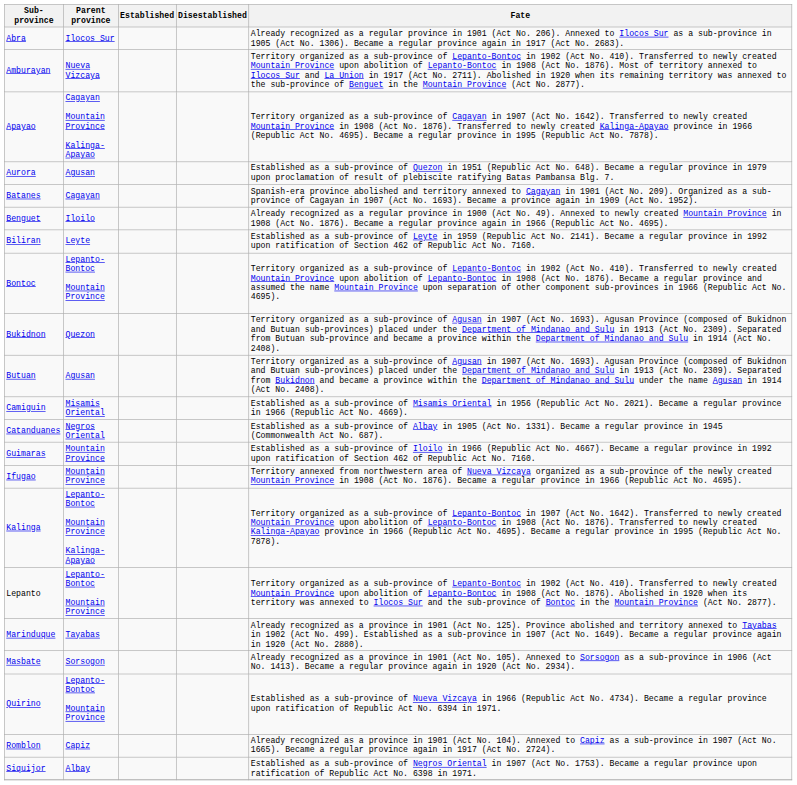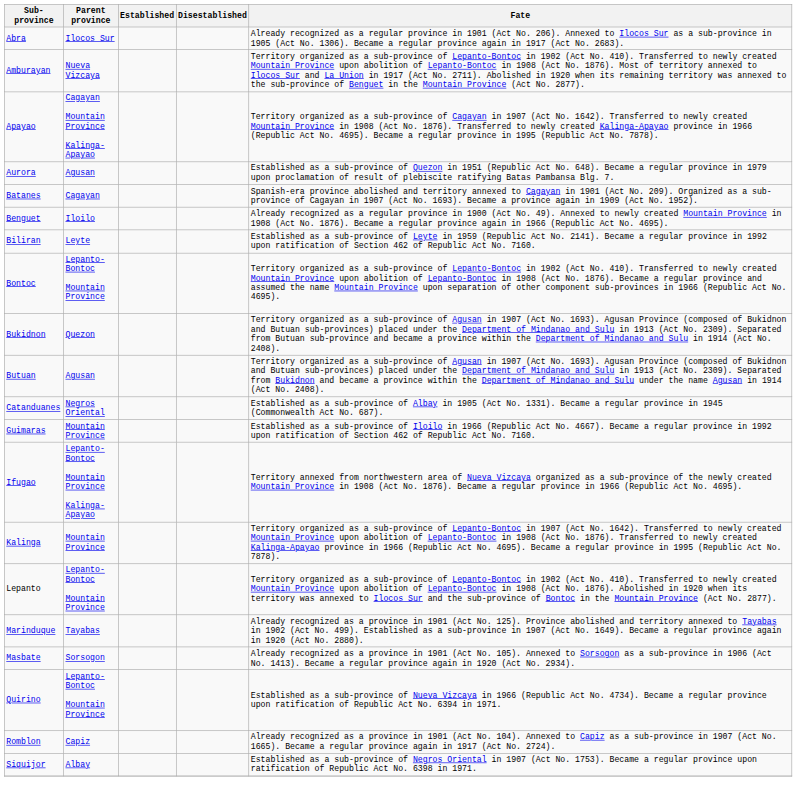- row: (26, 408)
(85, 477) Mountain Province -> (85, 482) Lepanto-Bontoc Mountain Province Kalinga-Apayao
(85, 528) Lepanto-Bontoc Mountain Province Kalinga-Apayao -> (85, 543) Mountain Province
